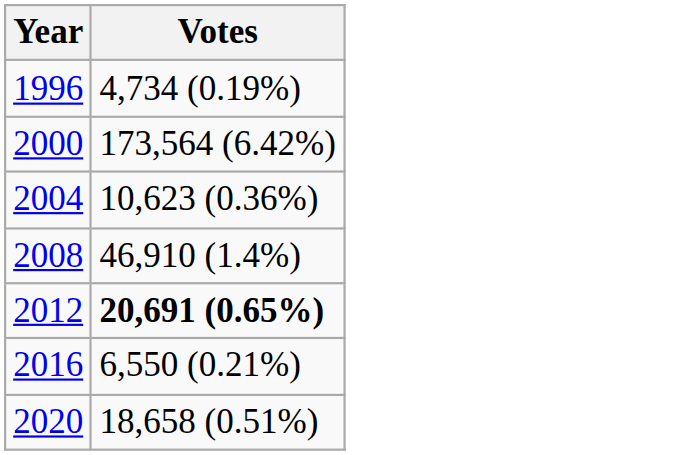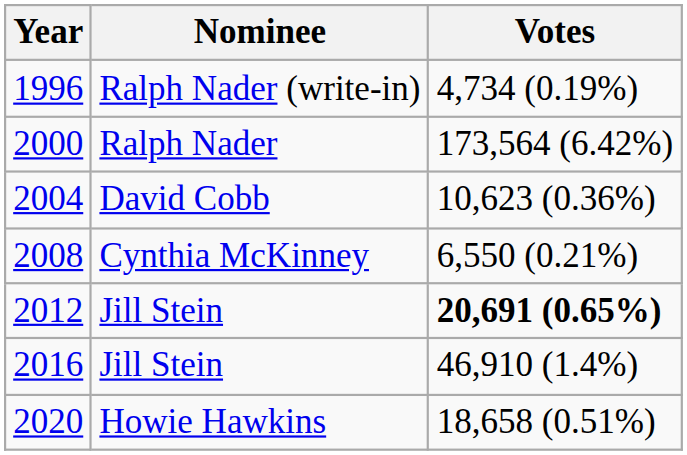+ column: (260, 32)
(200, 254) 46,910 (1.4%) -> (537, 254) 6,550 (0.21%)
(200, 365) 6,550 (0.21%) -> (537, 365) 46,910 (1.4%)
